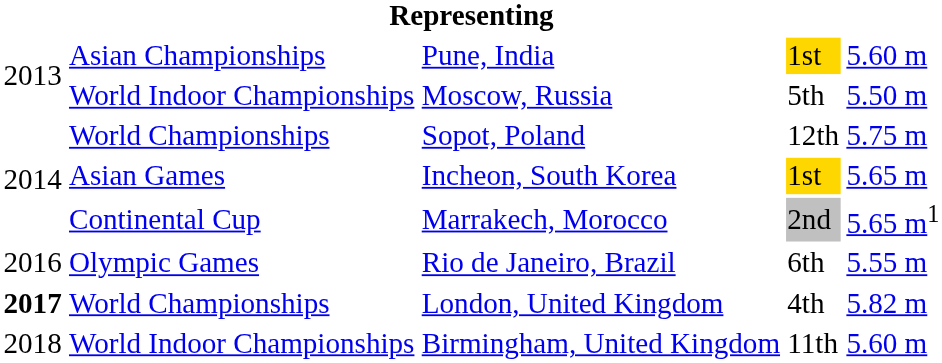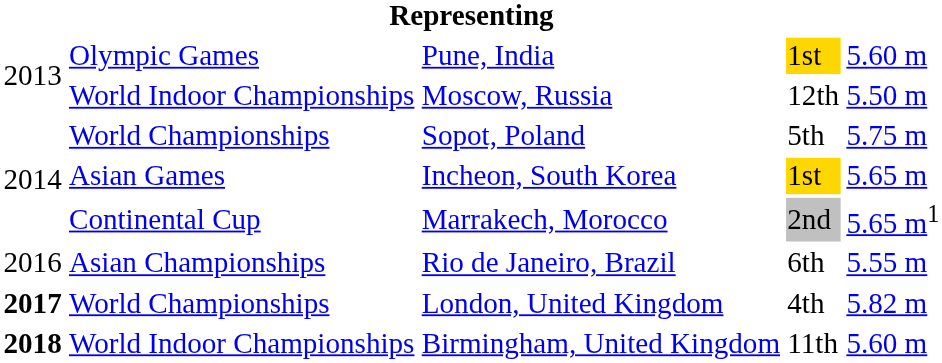(197, 55) Asian Championships -> (164, 55) Olympic Games
(806, 95) 5th -> (813, 95) 12th
(813, 135) 12th -> (806, 135) 5th
(164, 263) Olympic Games -> (197, 263) Asian Championships
(33, 343) normal -> (33, 343) bold
